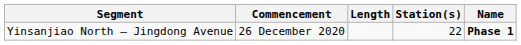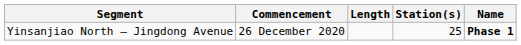(455, 31) 22 -> (455, 31) 25
